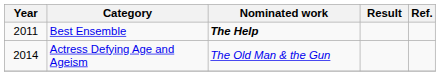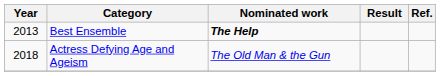(26, 31) 2011 -> (26, 31) 2013
(26, 55) 2014 -> (26, 55) 2018
